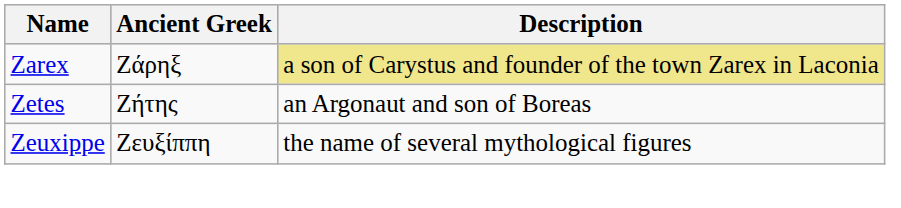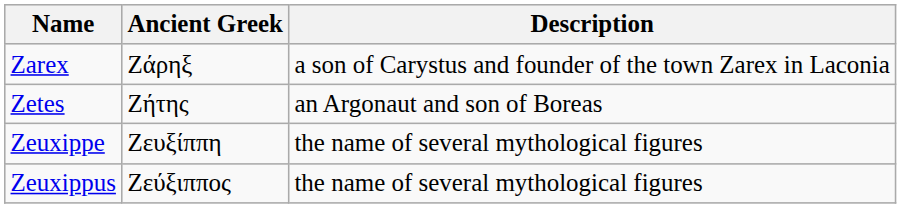(581, 63) khaki background -> (592, 63) no background
+ row: (63, 182)
